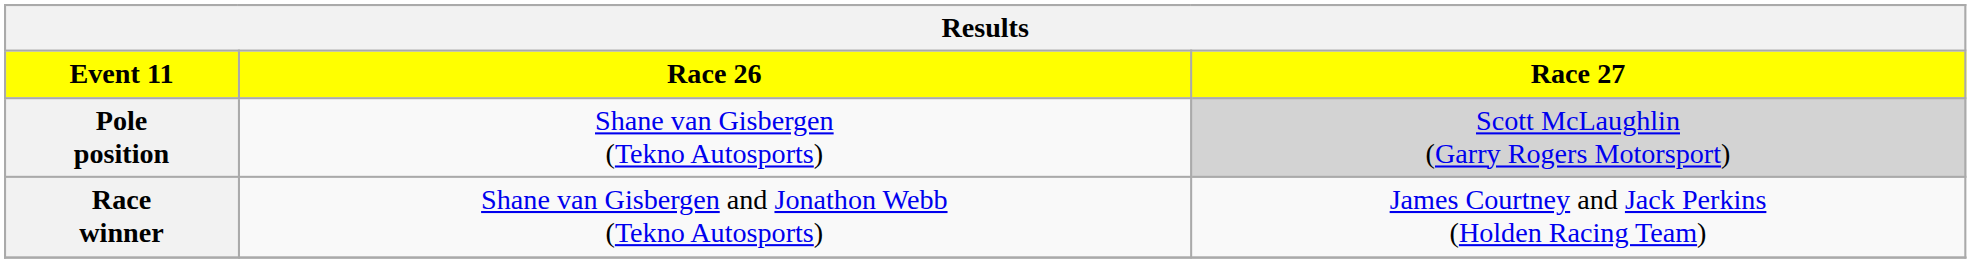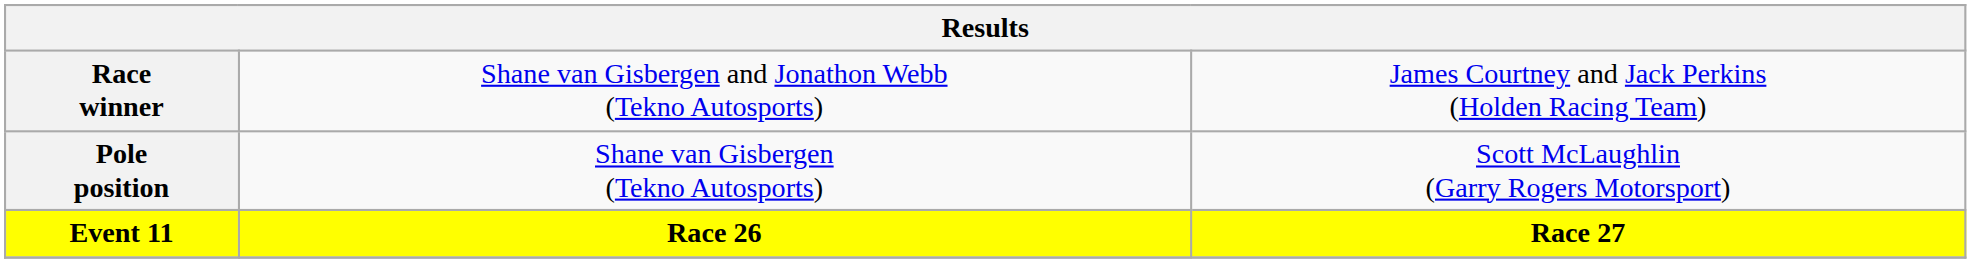rows swapped: (121, 73) <-> (122, 216)
(1578, 136) lightgrey background -> (1578, 169) no background
